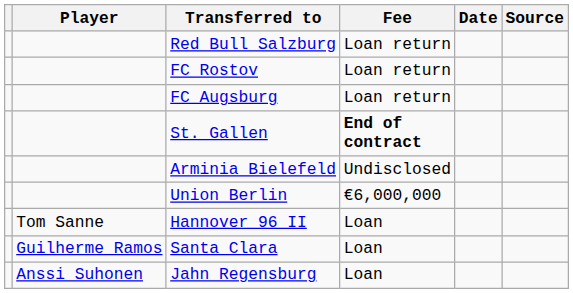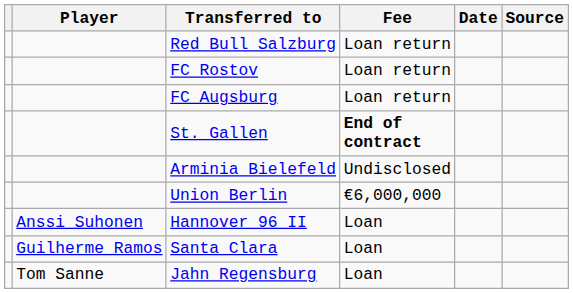(60, 222) Tom Sanne -> (80, 222) Anssi Suhonen
(80, 275) Anssi Suhonen -> (60, 275) Tom Sanne
